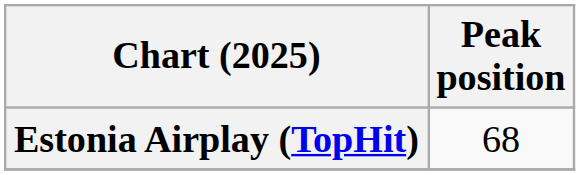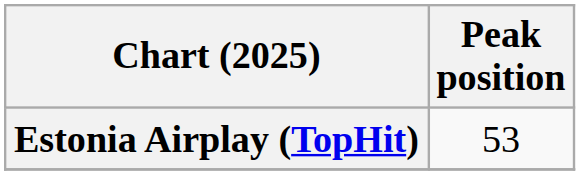(501, 137) 68 -> (501, 137) 53
